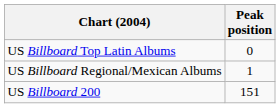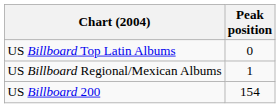(250, 92) 151 -> (250, 92) 154
